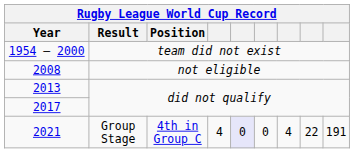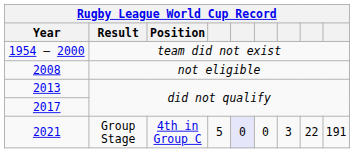(219, 132) 4 -> (219, 132) 5
(289, 132) 4 -> (289, 132) 3
